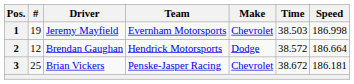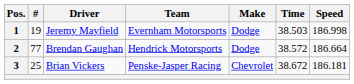(252, 31) Chevrolet -> (245, 31) Dodge
(36, 48) 12 -> (36, 48) 77
